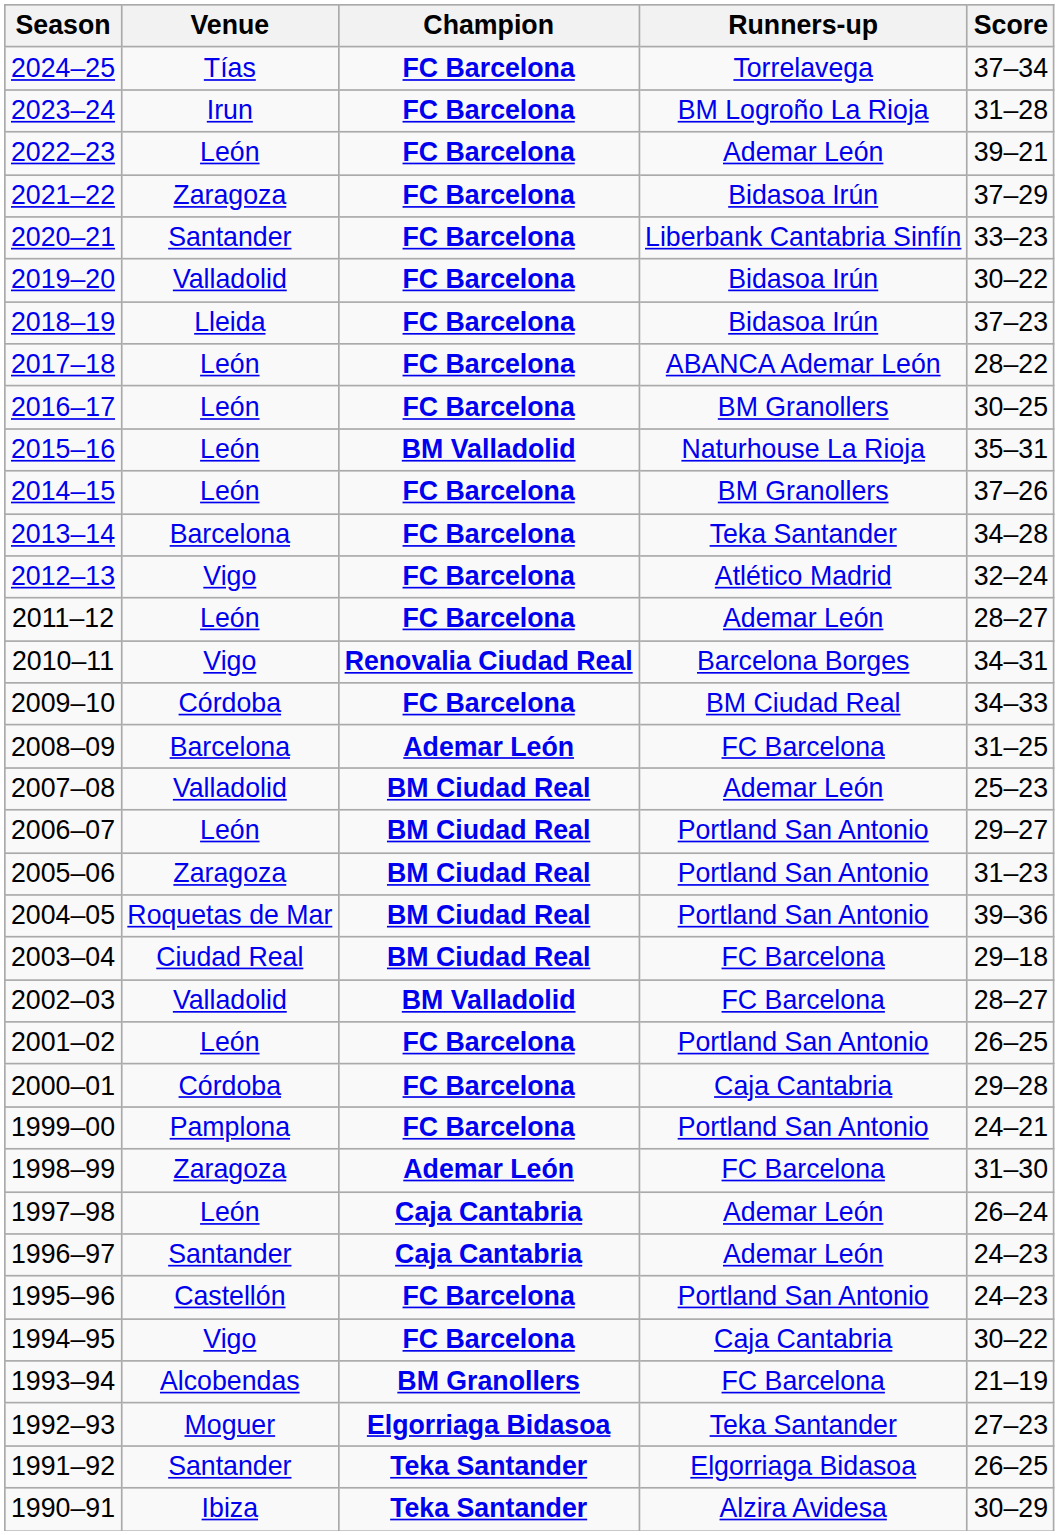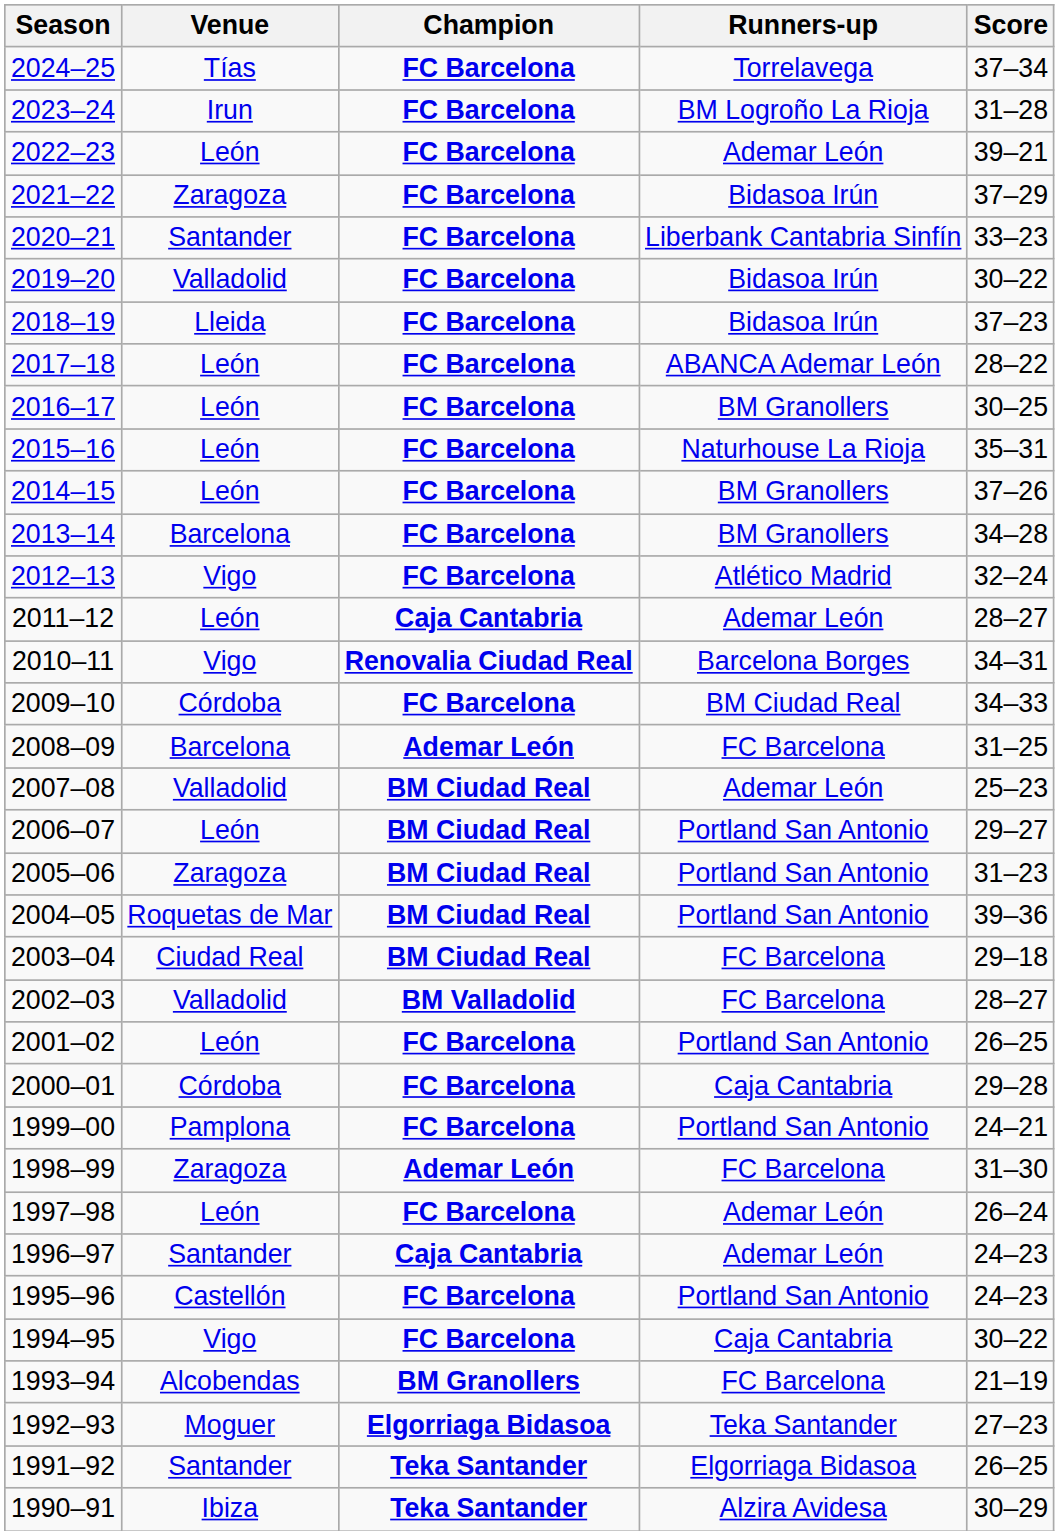(489, 449) BM Valladolid -> (489, 449) FC Barcelona
(803, 534) Teka Santander -> (803, 534) BM Granollers
(489, 618) FC Barcelona -> (489, 618) Caja Cantabria
(489, 1212) Caja Cantabria -> (489, 1212) FC Barcelona
